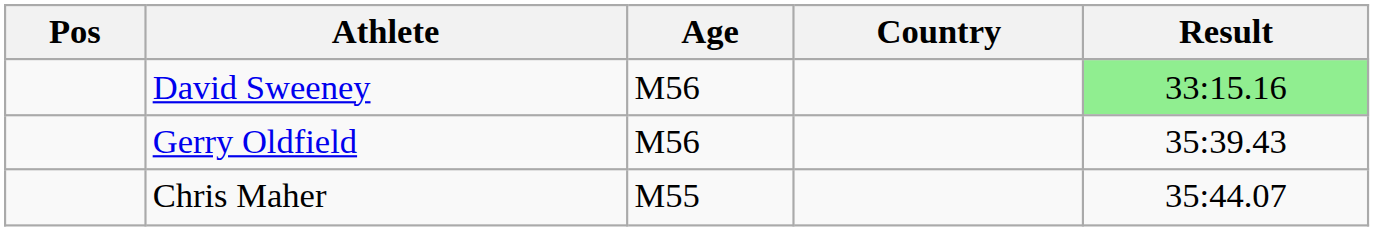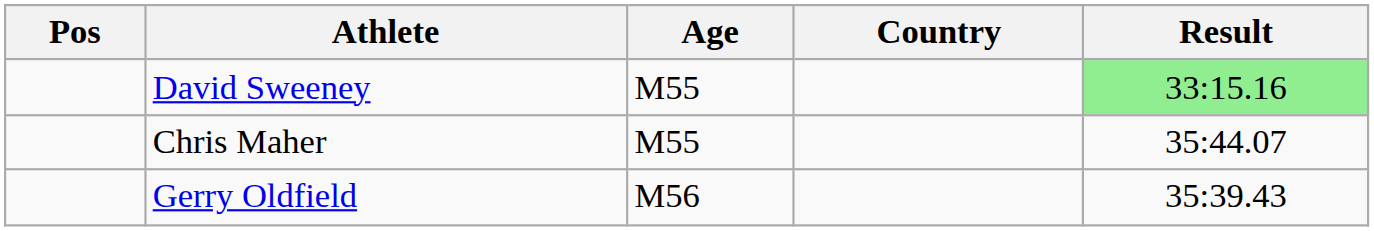(667, 86) M56 -> (667, 86) M55
rows swapped: (255, 141) <-> (240, 196)
